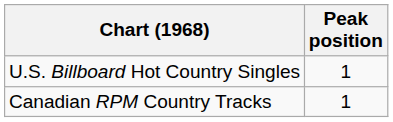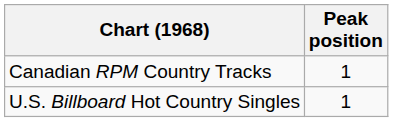rows swapped: (154, 71) <-> (140, 101)
